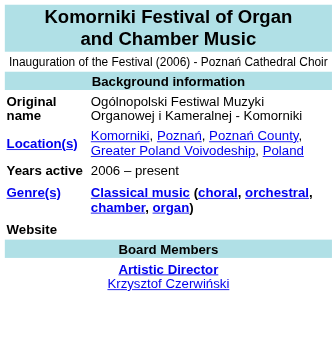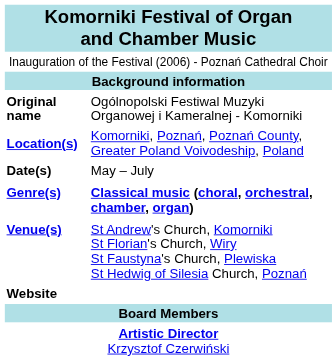- row: (45, 170)
+ row: (29, 170)
+ row: (34, 229)
